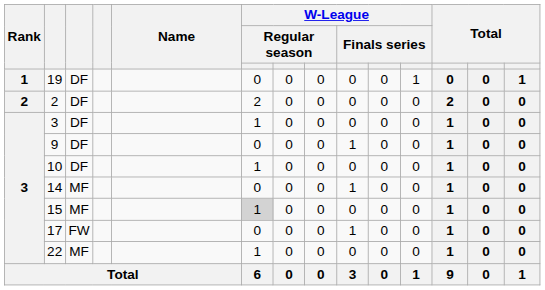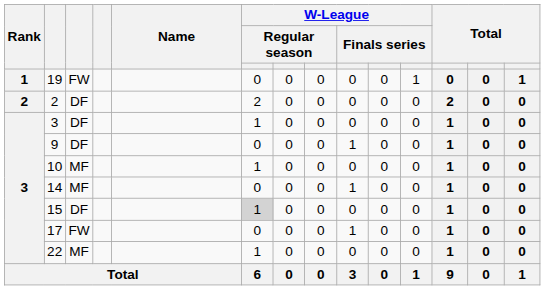(79, 79) DF -> (79, 79) FW
(79, 166) DF -> (79, 166) MF
(79, 209) MF -> (79, 209) DF
